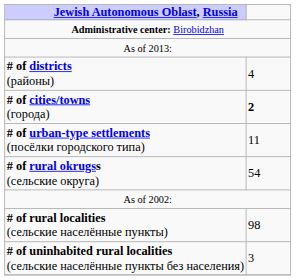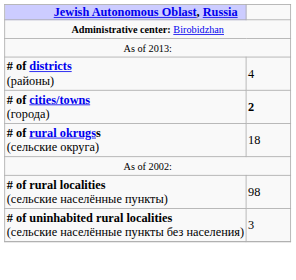- row: (78, 140)
(254, 173) 54 -> (254, 140) 18
